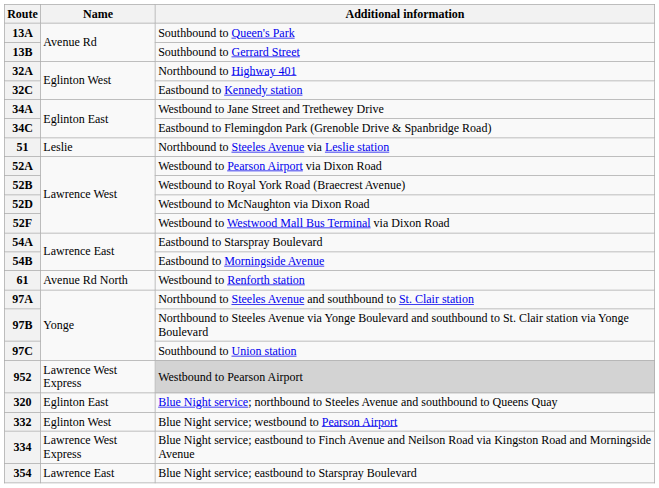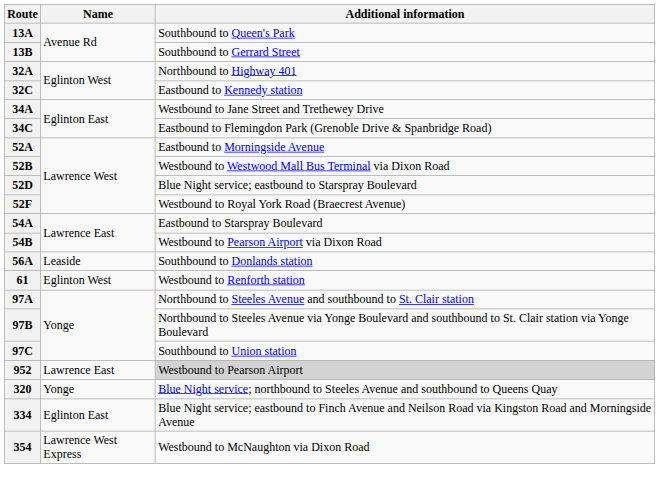- row: (22, 147)
(270, 166) Westbound to Pearson Airport via Dixon Road -> (241, 147) Eastbound to Morningside Avenue
(282, 185) Westbound to Royal York Road (Braecrest Avenue) -> (304, 166) Westbound to Westwood Mall Bus Terminal via Dixon Road
(264, 204) Westbound to McNaughton via Dixon Road -> (287, 185) Blue Night service; eastbound to Starspray Boulevard
(304, 223) Westbound to Westwood Mall Bus Terminal via Dixon Road -> (282, 204) Westbound to Royal York Road (Braecrest Avenue)
(241, 261) Eastbound to Morningside Avenue -> (270, 242) Westbound to Pearson Airport via Dixon Road
+ row: (22, 261)
(86, 280) Avenue Rd North -> (77, 280) Eglinton West
(80, 376) Lawrence West Express -> (79, 370) Lawrence East
(76, 402) Eglinton East -> (59, 389) Yonge
- row: (22, 421)
(80, 447) Lawrence West Express -> (76, 414) Eglinton East
(79, 473) Lawrence East -> (80, 447) Lawrence West Express
(287, 473) Blue Night service; eastbound to Starspray Boulevard -> (264, 447) Westbound to McNaughton via Dixon Road
